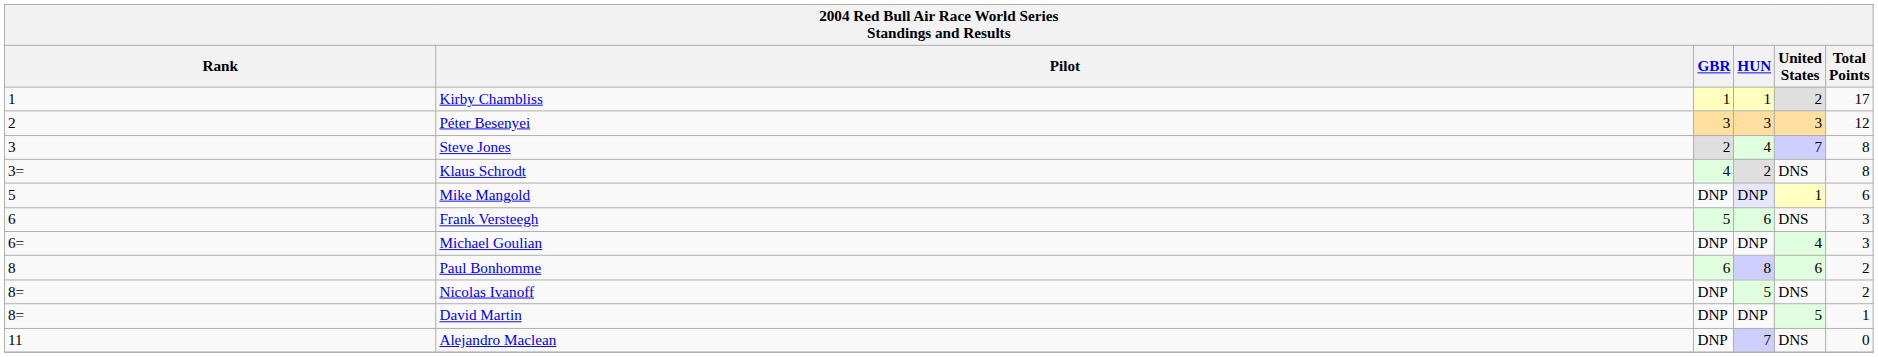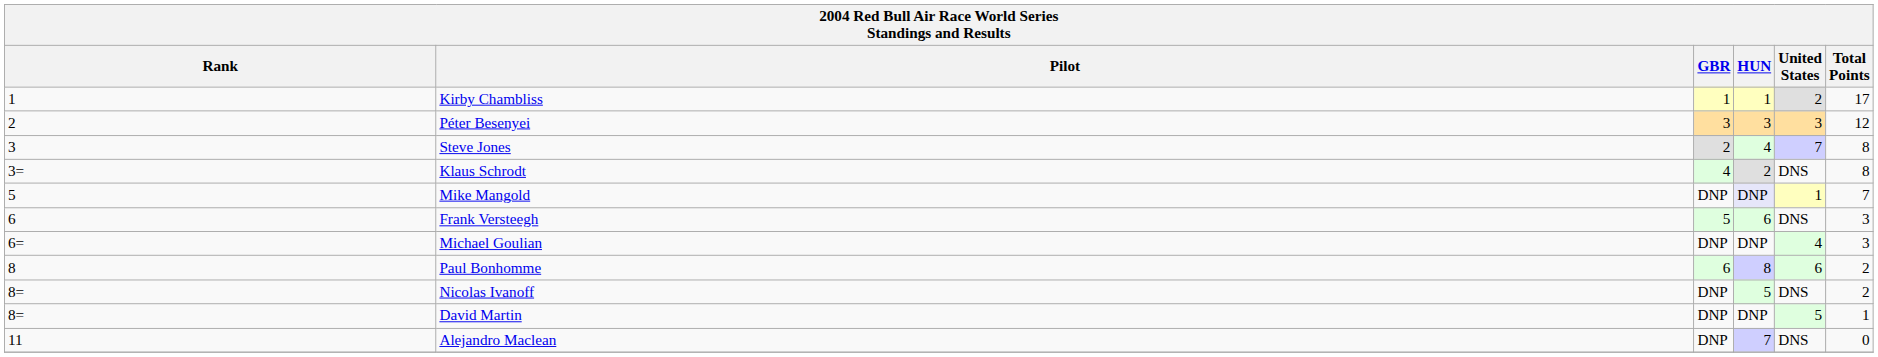(1866, 195) 6 -> (1866, 195) 7
